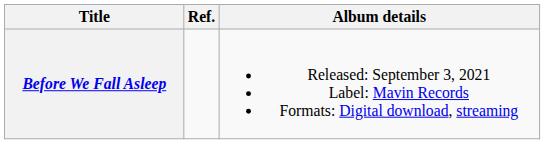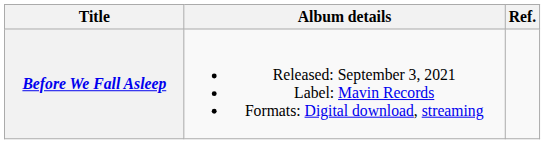columns swapped: (379, 16) <-> (202, 16)
